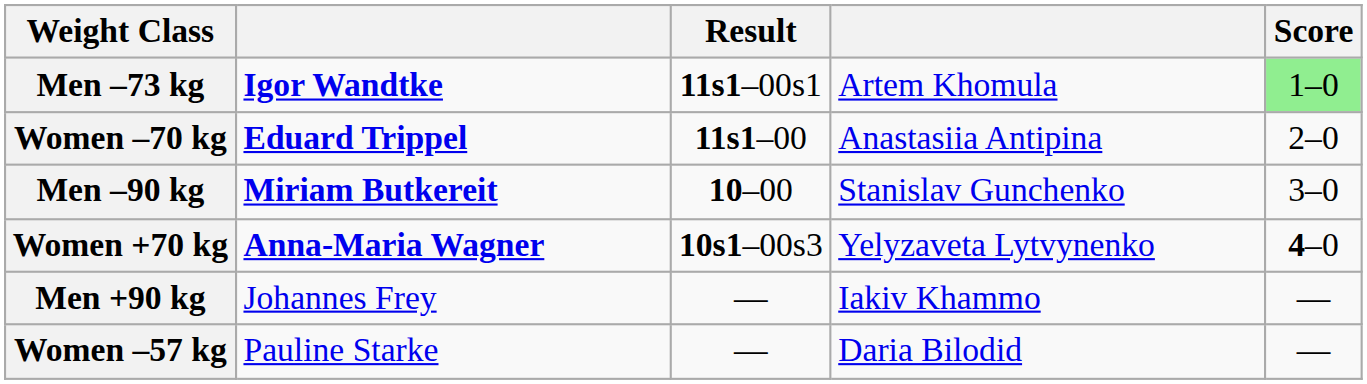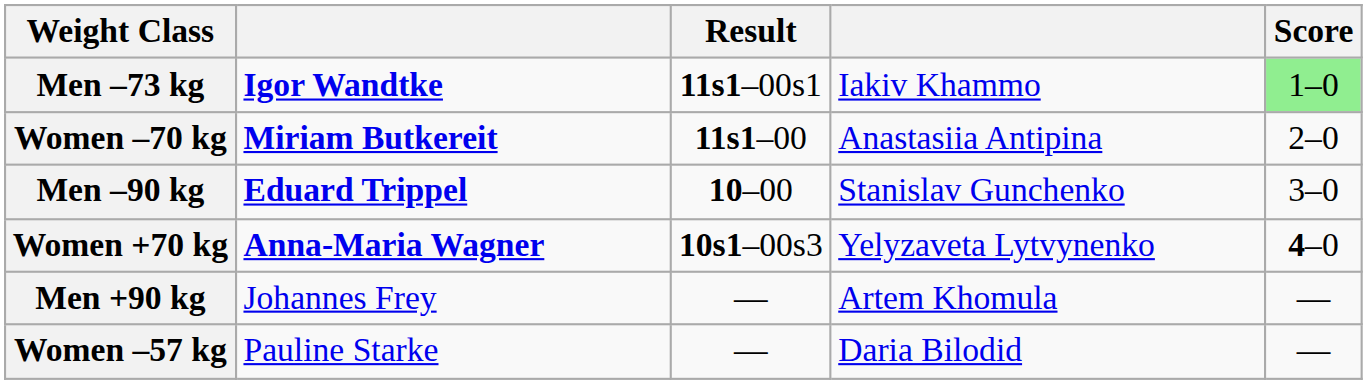(948, 84) Artem Khomula -> (939, 84) Iakiv Khammo
(355, 137) Eduard Trippel -> (371, 137) Miriam Butkereit
(371, 191) Miriam Butkereit -> (355, 191) Eduard Trippel
(939, 297) Iakiv Khammo -> (948, 297) Artem Khomula
